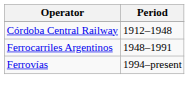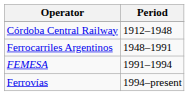+ row: (27, 64)
